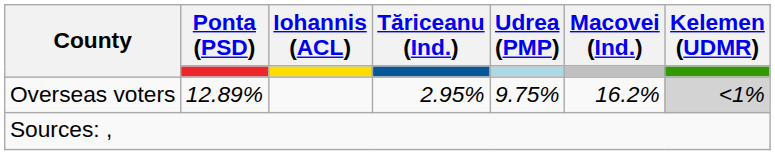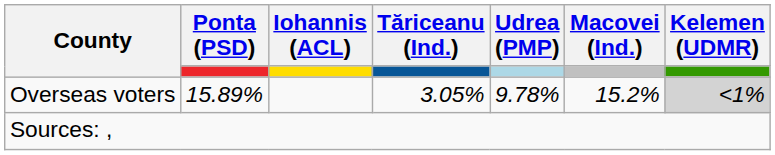(224, 94) 12.89% -> (224, 94) 15.89%
(452, 94) 2.95% -> (452, 94) 3.05%
(527, 94) 9.75% -> (527, 94) 9.78%
(627, 94) 16.2% -> (627, 94) 15.2%
